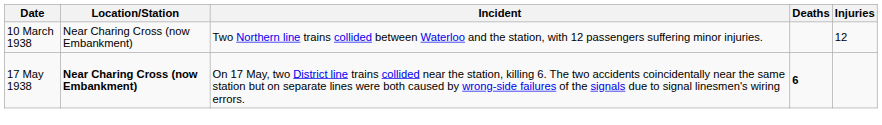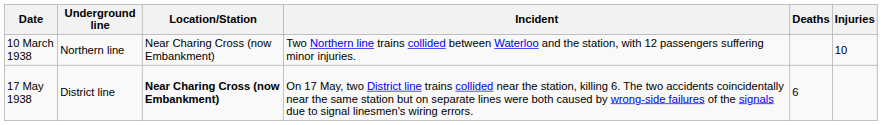+ column: (100, 19)
(841, 37) 12 -> (841, 50) 10
(795, 80) bold -> (795, 93) normal
